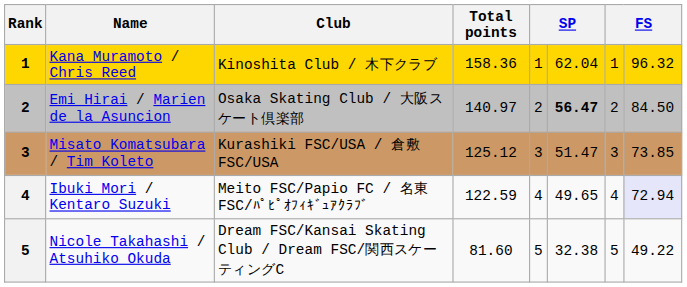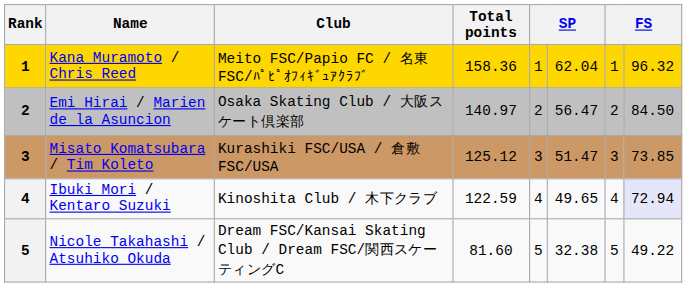(328, 65) Kinoshita Club / 木下クラブ -> (323, 68) Meito FSC/Papio FC / 名東FSC/ﾊﾟﾋﾟｵﾌｨｷﾞｭｱｸﾗﾌﾞ
(576, 108) bold -> (576, 112) normal
(323, 198) Meito FSC/Papio FC / 名東FSC/ﾊﾟﾋﾟｵﾌｨｷﾞｭｱｸﾗﾌﾞ -> (328, 199) Kinoshita Club / 木下クラブ
